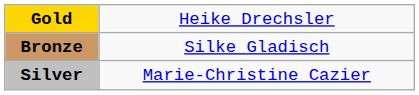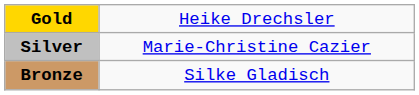rows swapped: (52, 75) <-> (52, 47)
